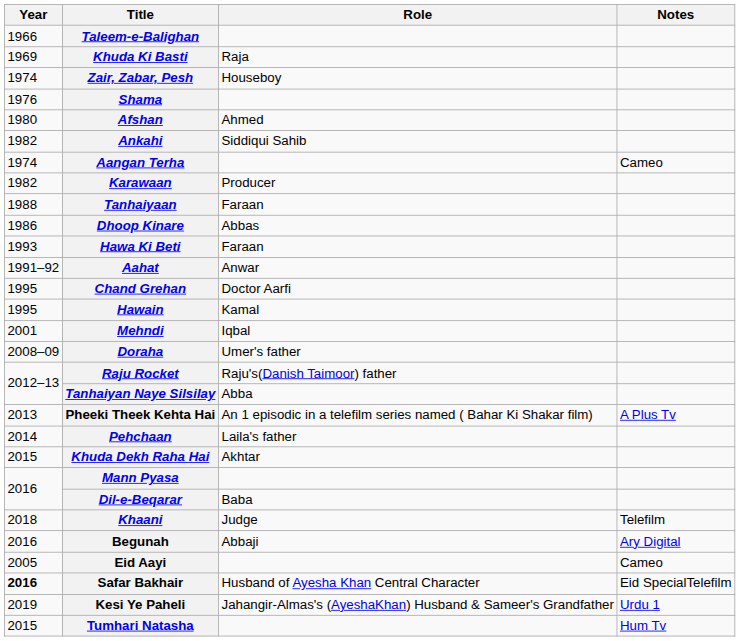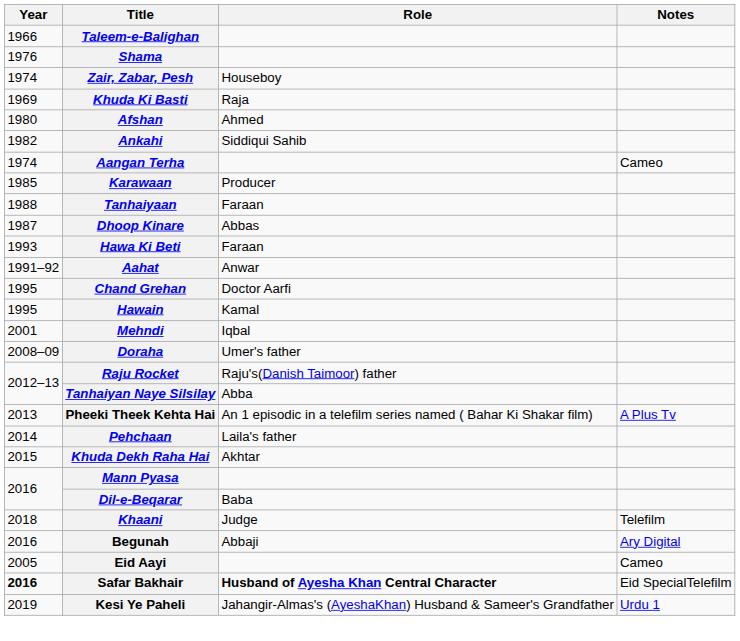rows swapped: (140, 57) <-> (140, 99)
(22, 183) 1982 -> (22, 183) 1985
(22, 225) 1986 -> (22, 225) 1987
(351, 583) normal -> (359, 583) bold
- row: (140, 625)
